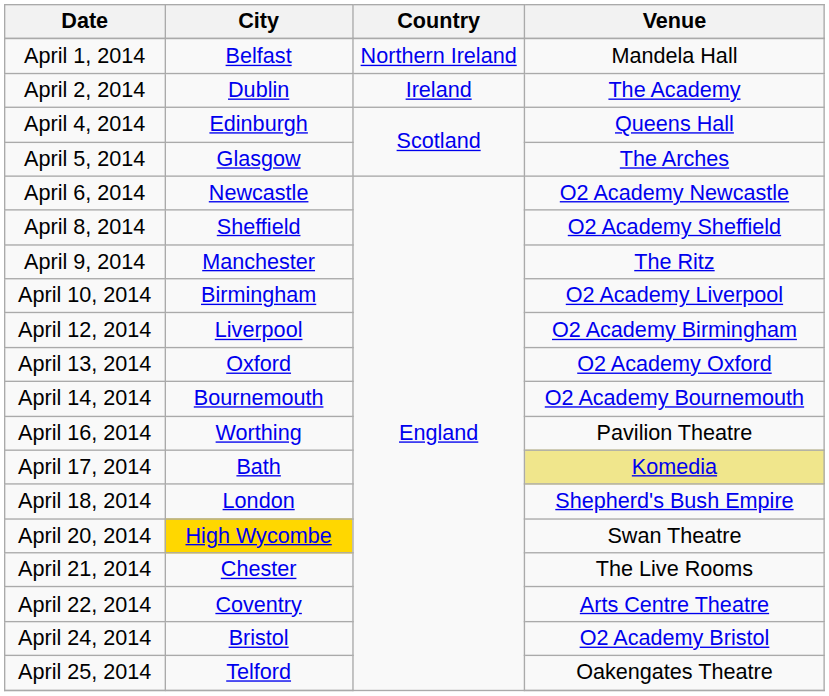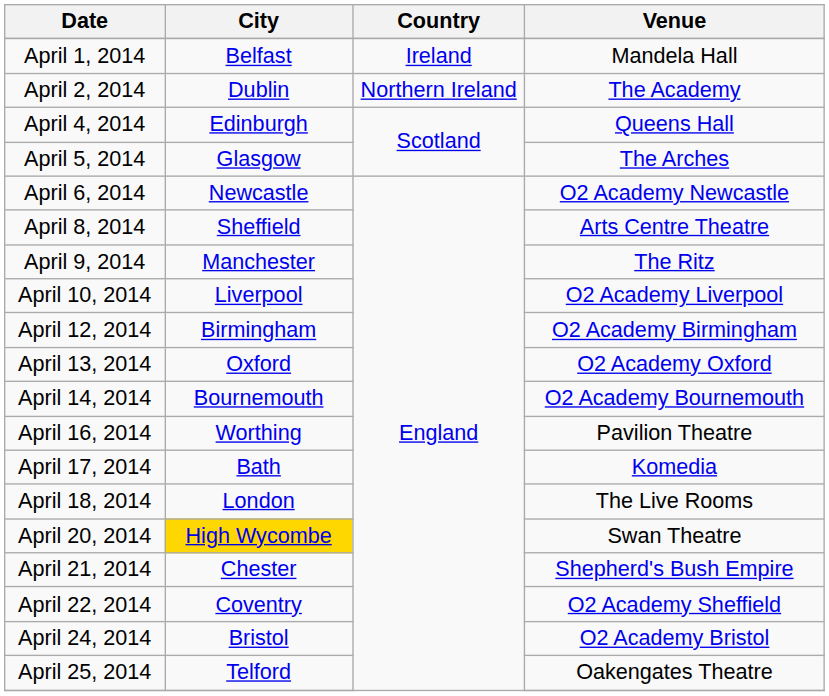(439, 55) Northern Ireland -> (439, 55) Ireland
(439, 90) Ireland -> (439, 90) Northern Ireland
(674, 227) O2 Academy Sheffield -> (674, 227) Arts Centre Theatre
(259, 295) Birmingham -> (259, 295) Liverpool
(259, 329) Liverpool -> (259, 329) Birmingham
(674, 466) khaki background -> (674, 466) no background
(674, 501) Shepherd's Bush Empire -> (674, 501) The Live Rooms
(674, 569) The Live Rooms -> (674, 569) Shepherd's Bush Empire
(674, 603) Arts Centre Theatre -> (674, 603) O2 Academy Sheffield
